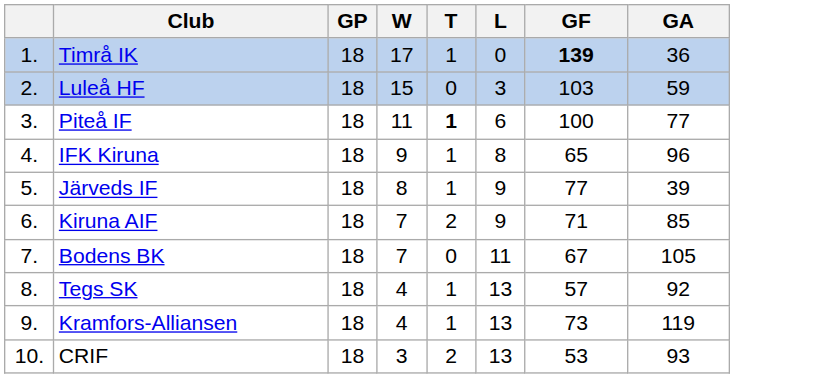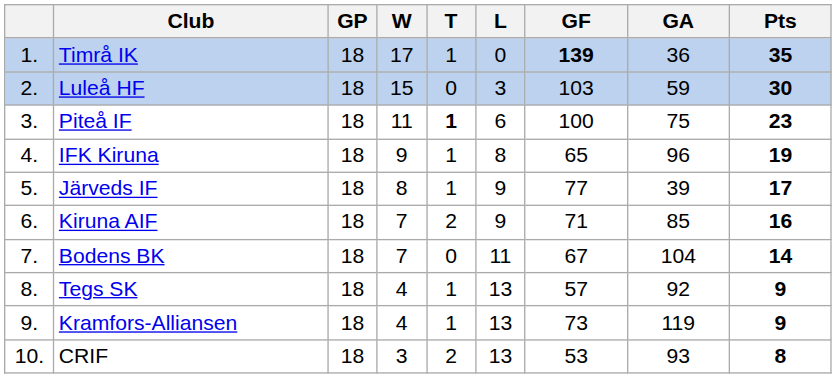+ column: (780, 21)
(678, 121) 77 -> (678, 121) 75
(678, 255) 105 -> (678, 255) 104
